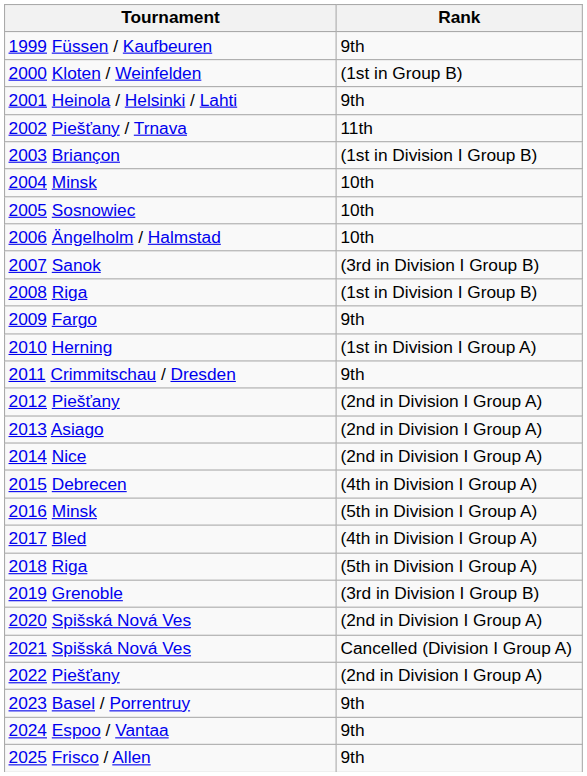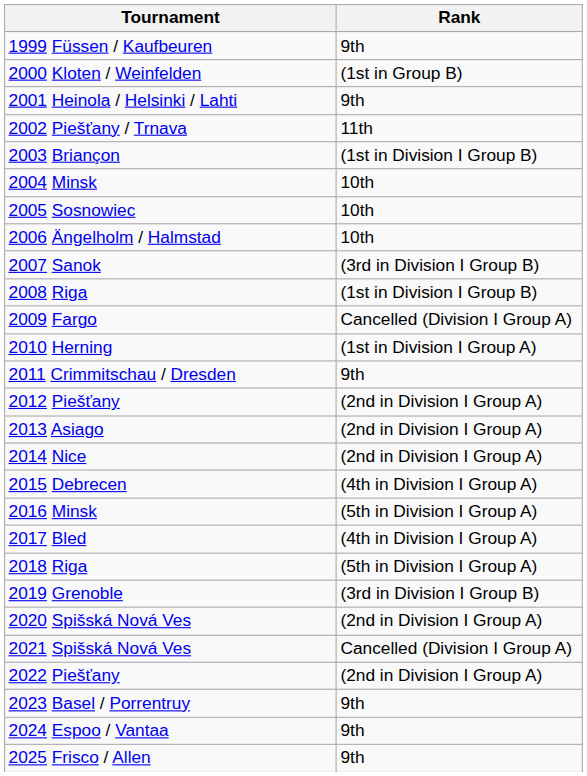(353, 319) 9th -> (456, 319) Cancelled (Division I Group A)
